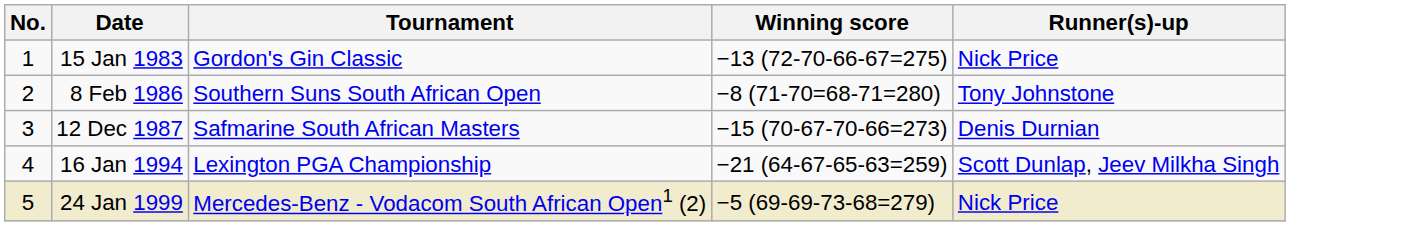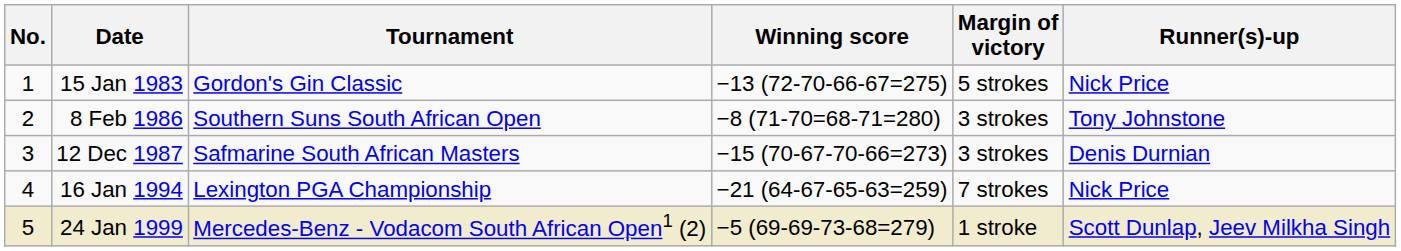+ column: (1008, 35)
(1119, 164) Scott Dunlap, Jeev Milkha Singh -> (1119, 189) Nick Price
(1008, 202) Nick Price -> (1229, 227) Scott Dunlap, Jeev Milkha Singh
